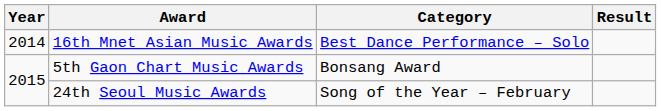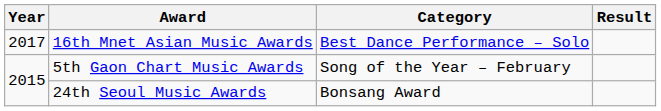(27, 42) 2014 -> (27, 42) 2017
(380, 68) Bonsang Award -> (445, 68) Song of the Year – February
(445, 93) Song of the Year – February -> (380, 93) Bonsang Award
